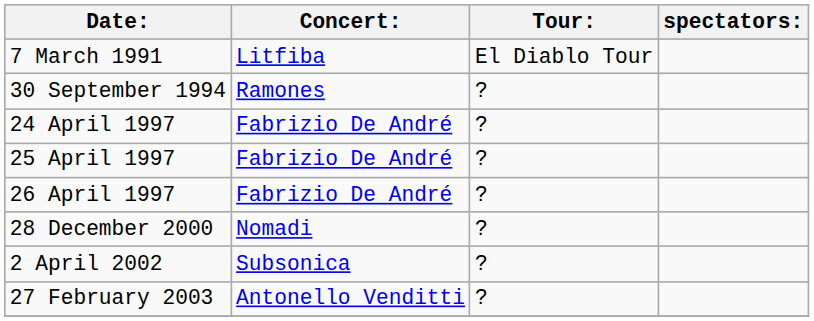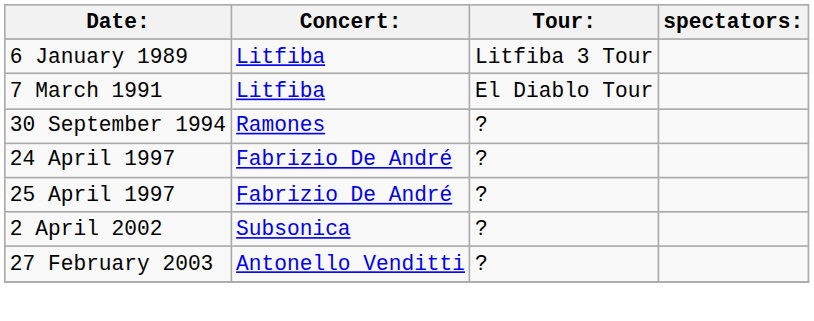+ row: (99, 57)
- row: (93, 195)
- row: (112, 229)
